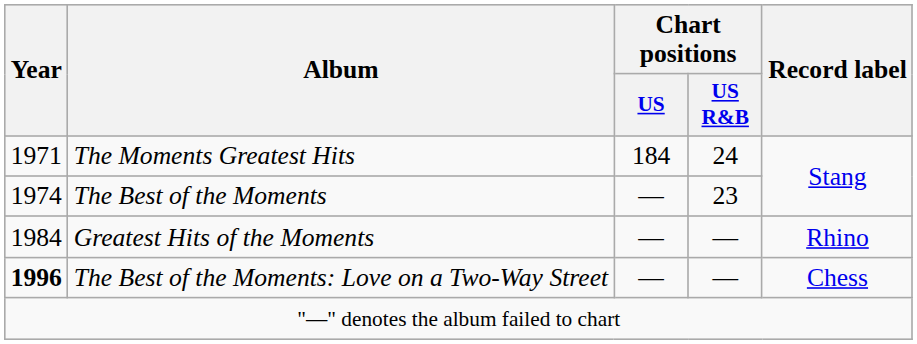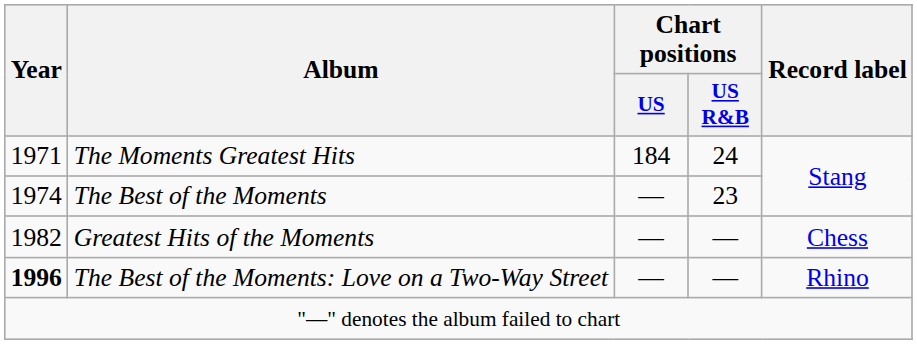(36, 236) 1984 -> (36, 236) 1982
(837, 236) Rhino -> (837, 236) Chess
(837, 277) Chess -> (837, 277) Rhino
